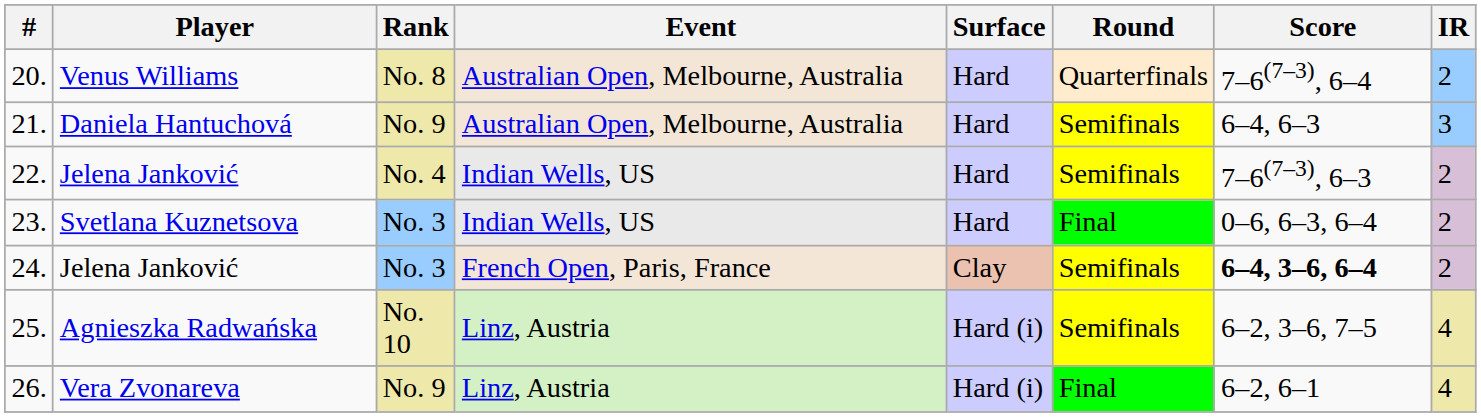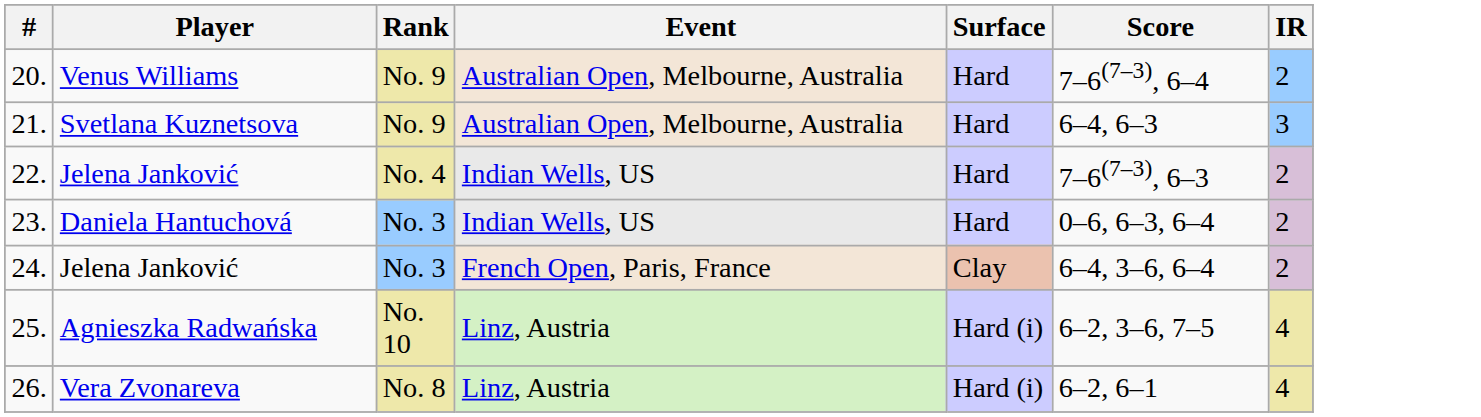- column: (1133, 26)
(414, 75) No. 8 -> (414, 75) No. 9
(176, 124) Daniela Hantuchová -> (179, 124) Svetlana Kuznetsova
(179, 221) Svetlana Kuznetsova -> (176, 221) Daniela Hantuchová
(1299, 266) bold -> (1137, 266) normal
(414, 388) No. 9 -> (414, 388) No. 8
